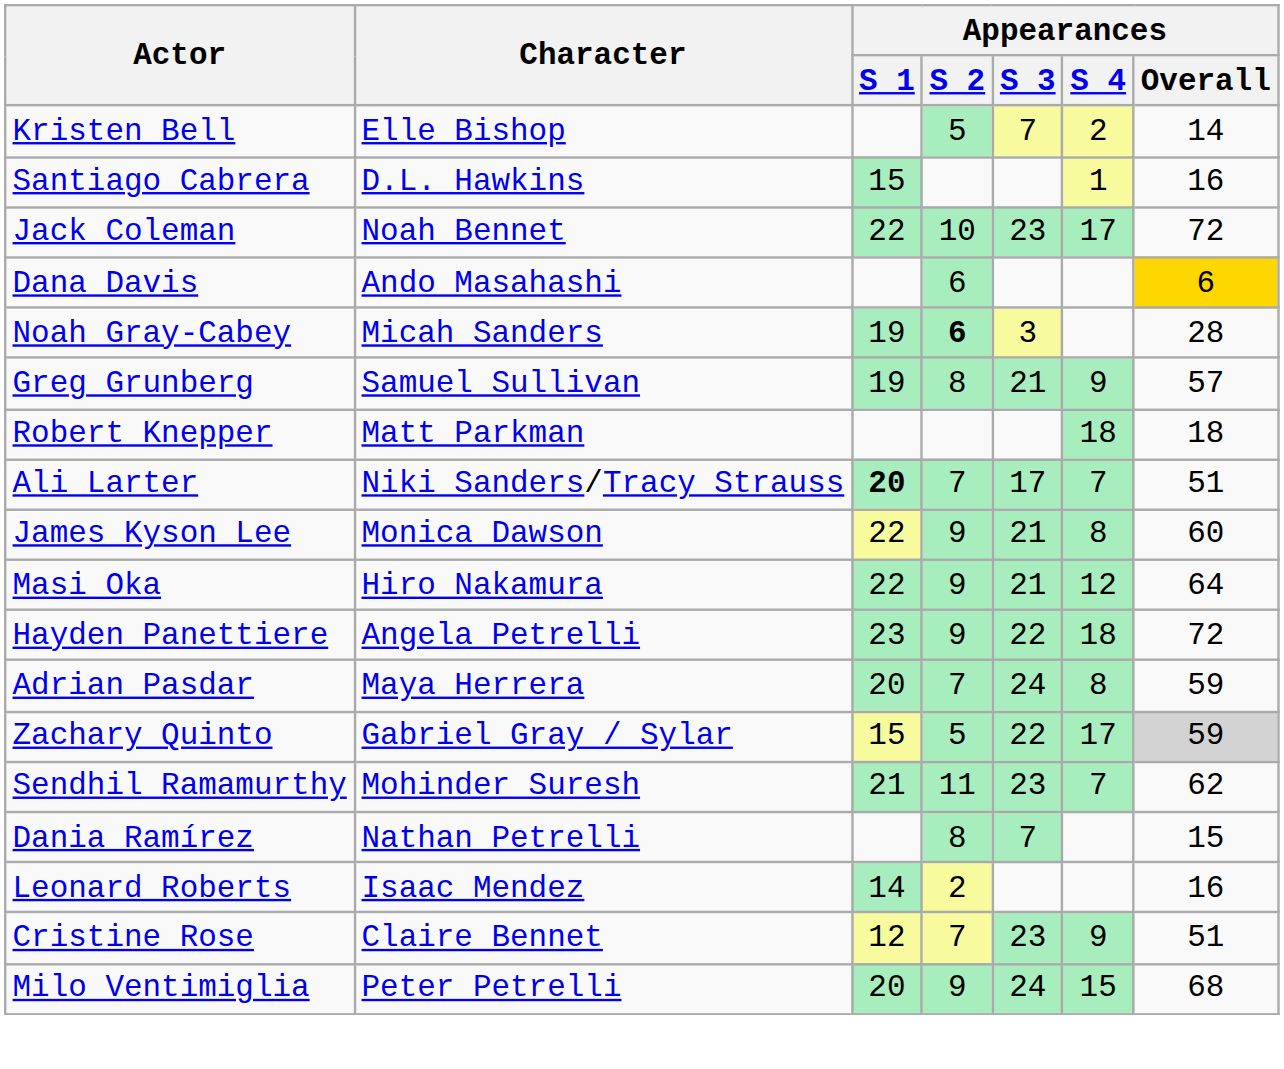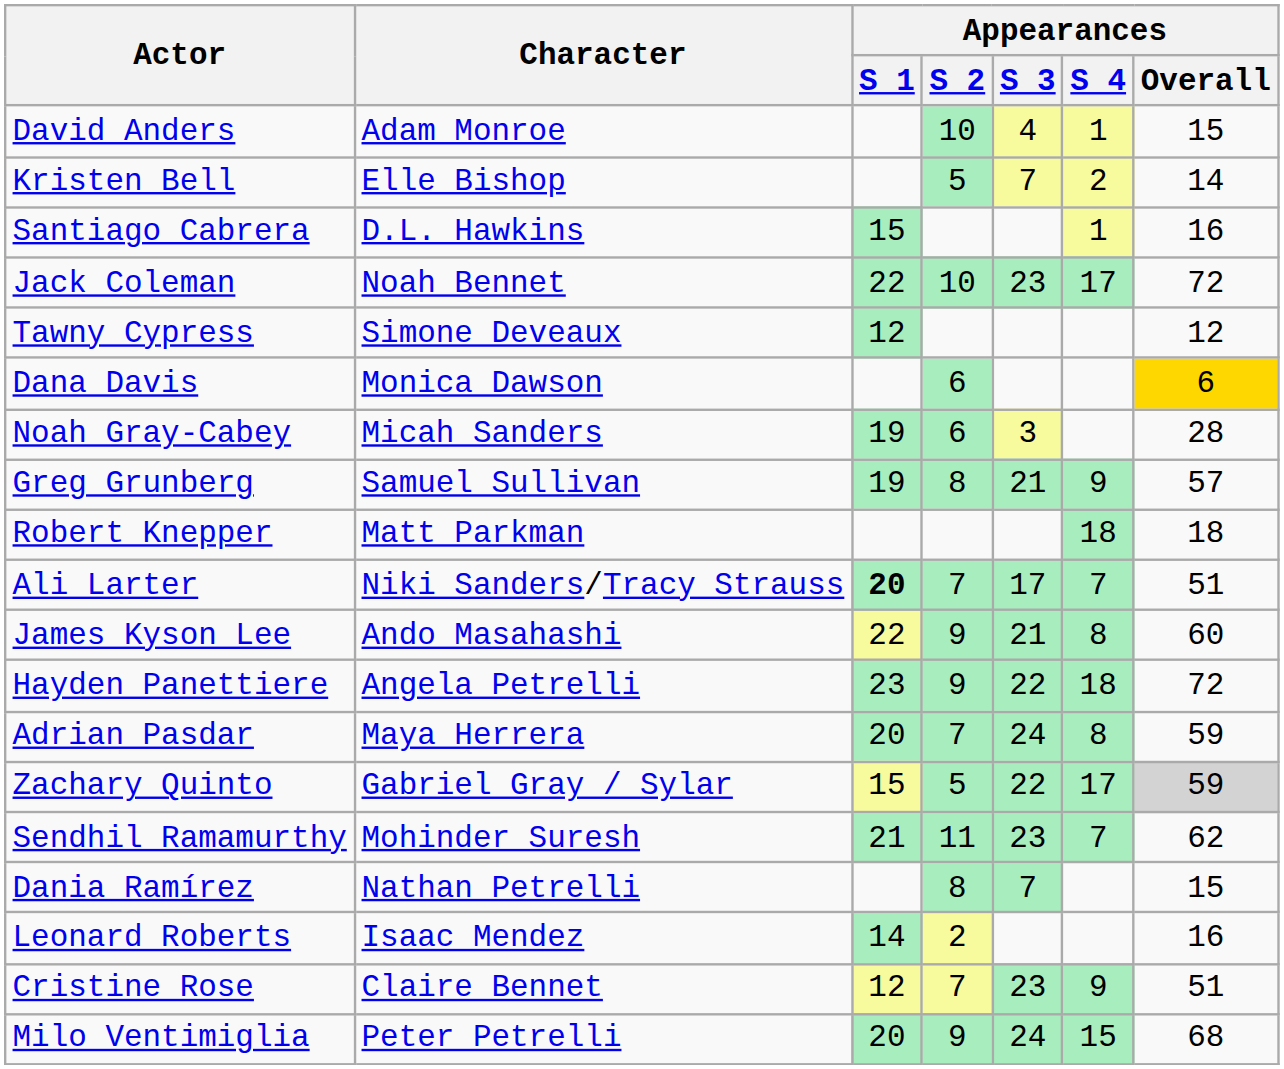+ row: (124, 131)
+ row: (133, 333)
(491, 283) Ando Masahashi -> (482, 383) Monica Dawson
(957, 333) bold -> (957, 434) normal
(482, 535) Monica Dawson -> (491, 636) Ando Masahashi
- row: (87, 585)
